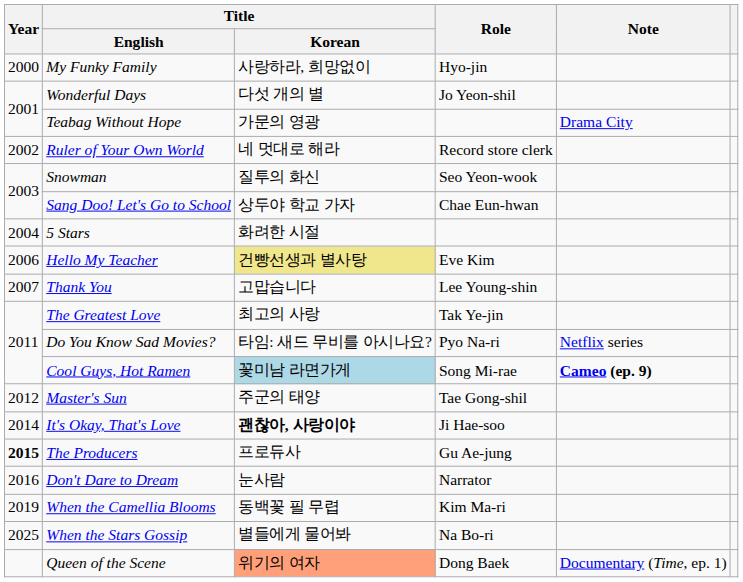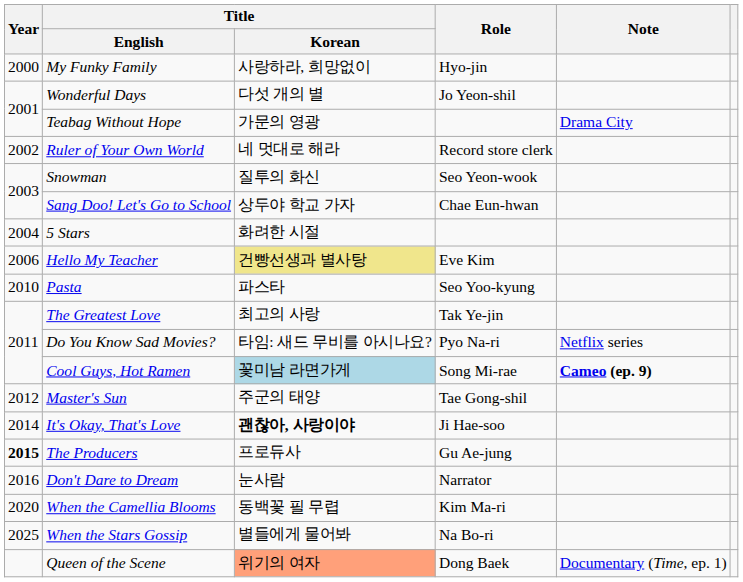- row: (79, 287)
+ row: (64, 287)
(24, 507) 2019 -> (24, 507) 2020
